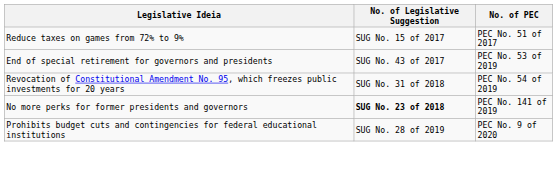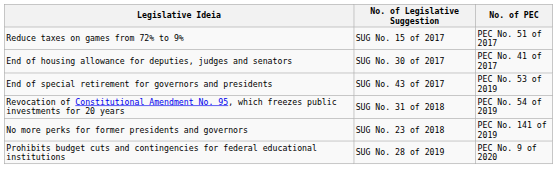+ row: (149, 61)
(400, 107) bold -> (400, 130) normal
